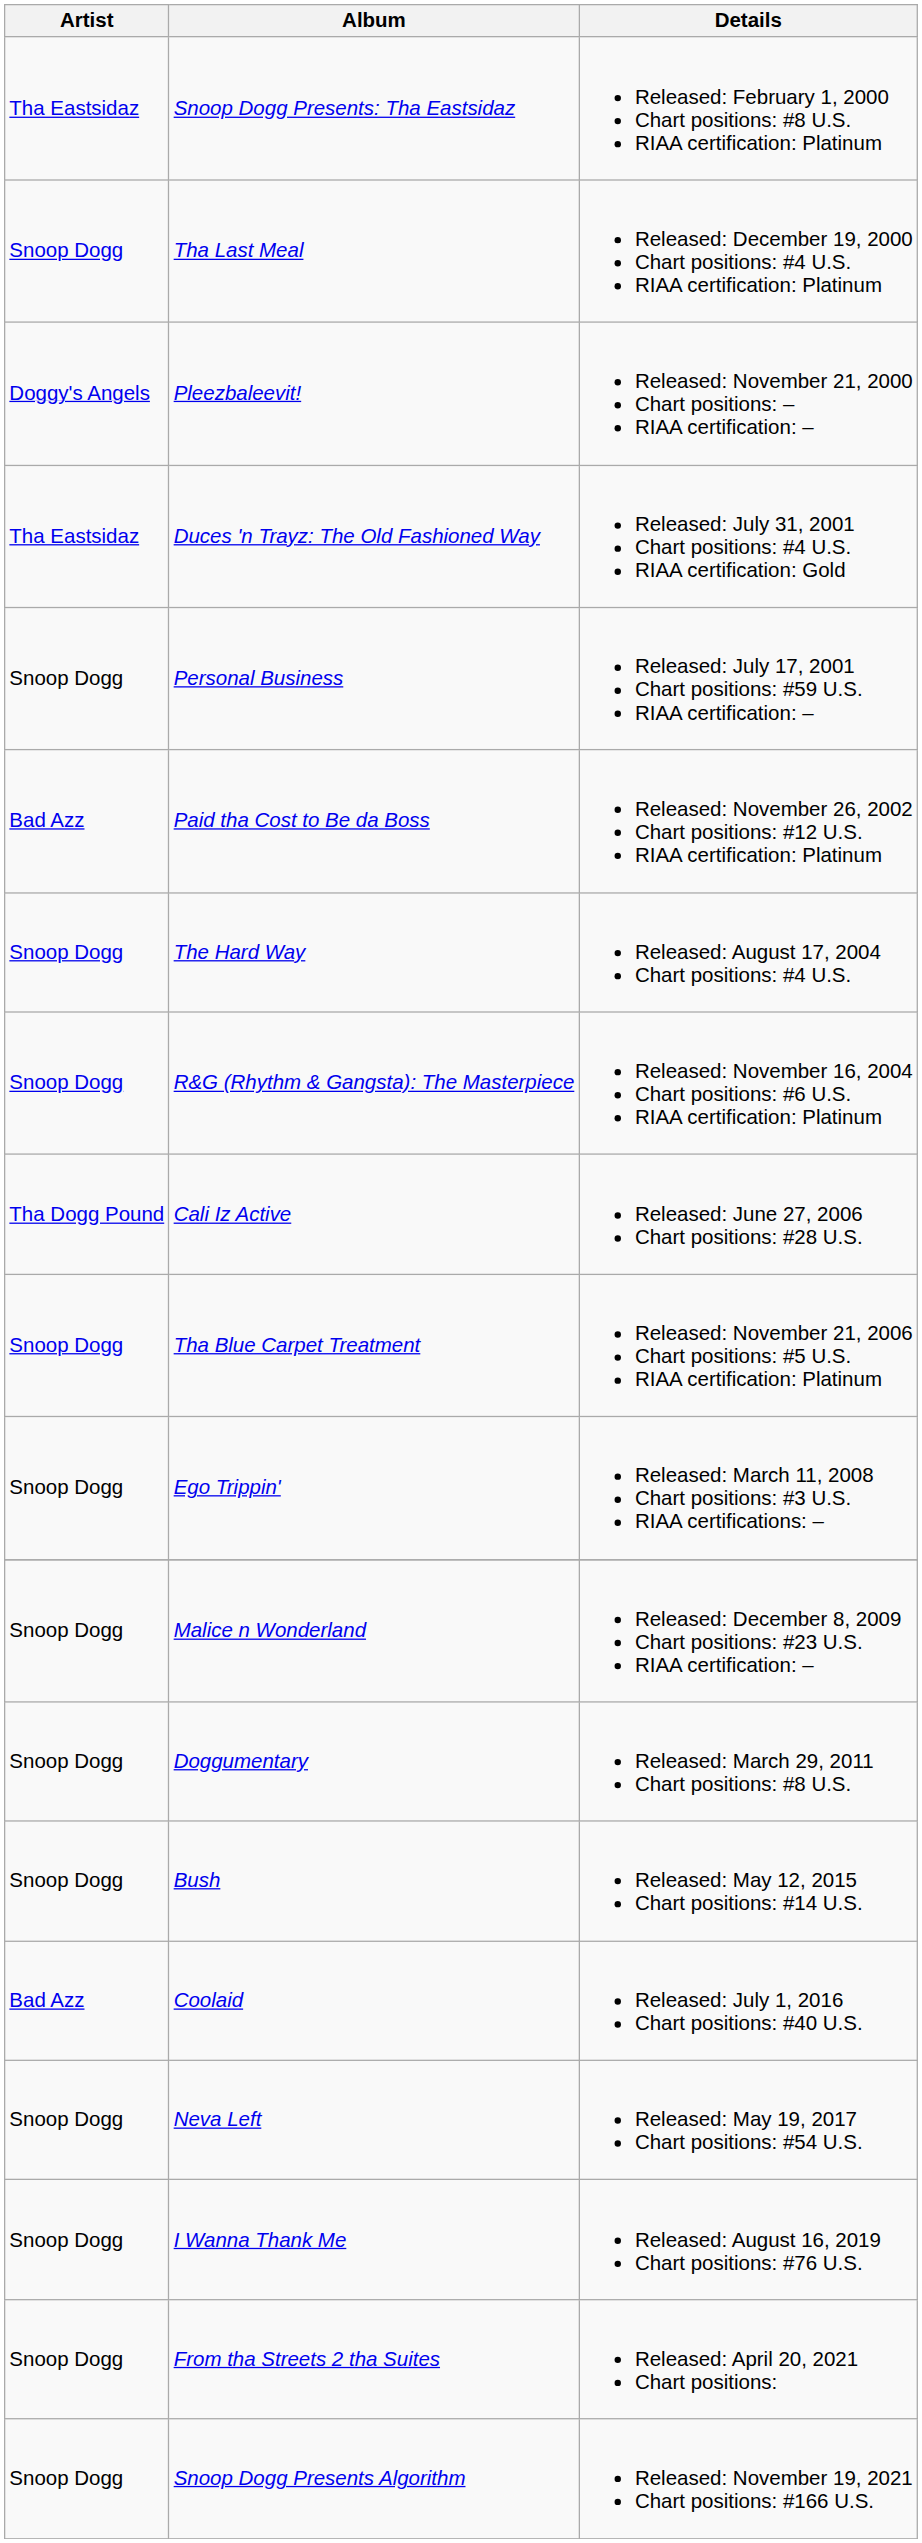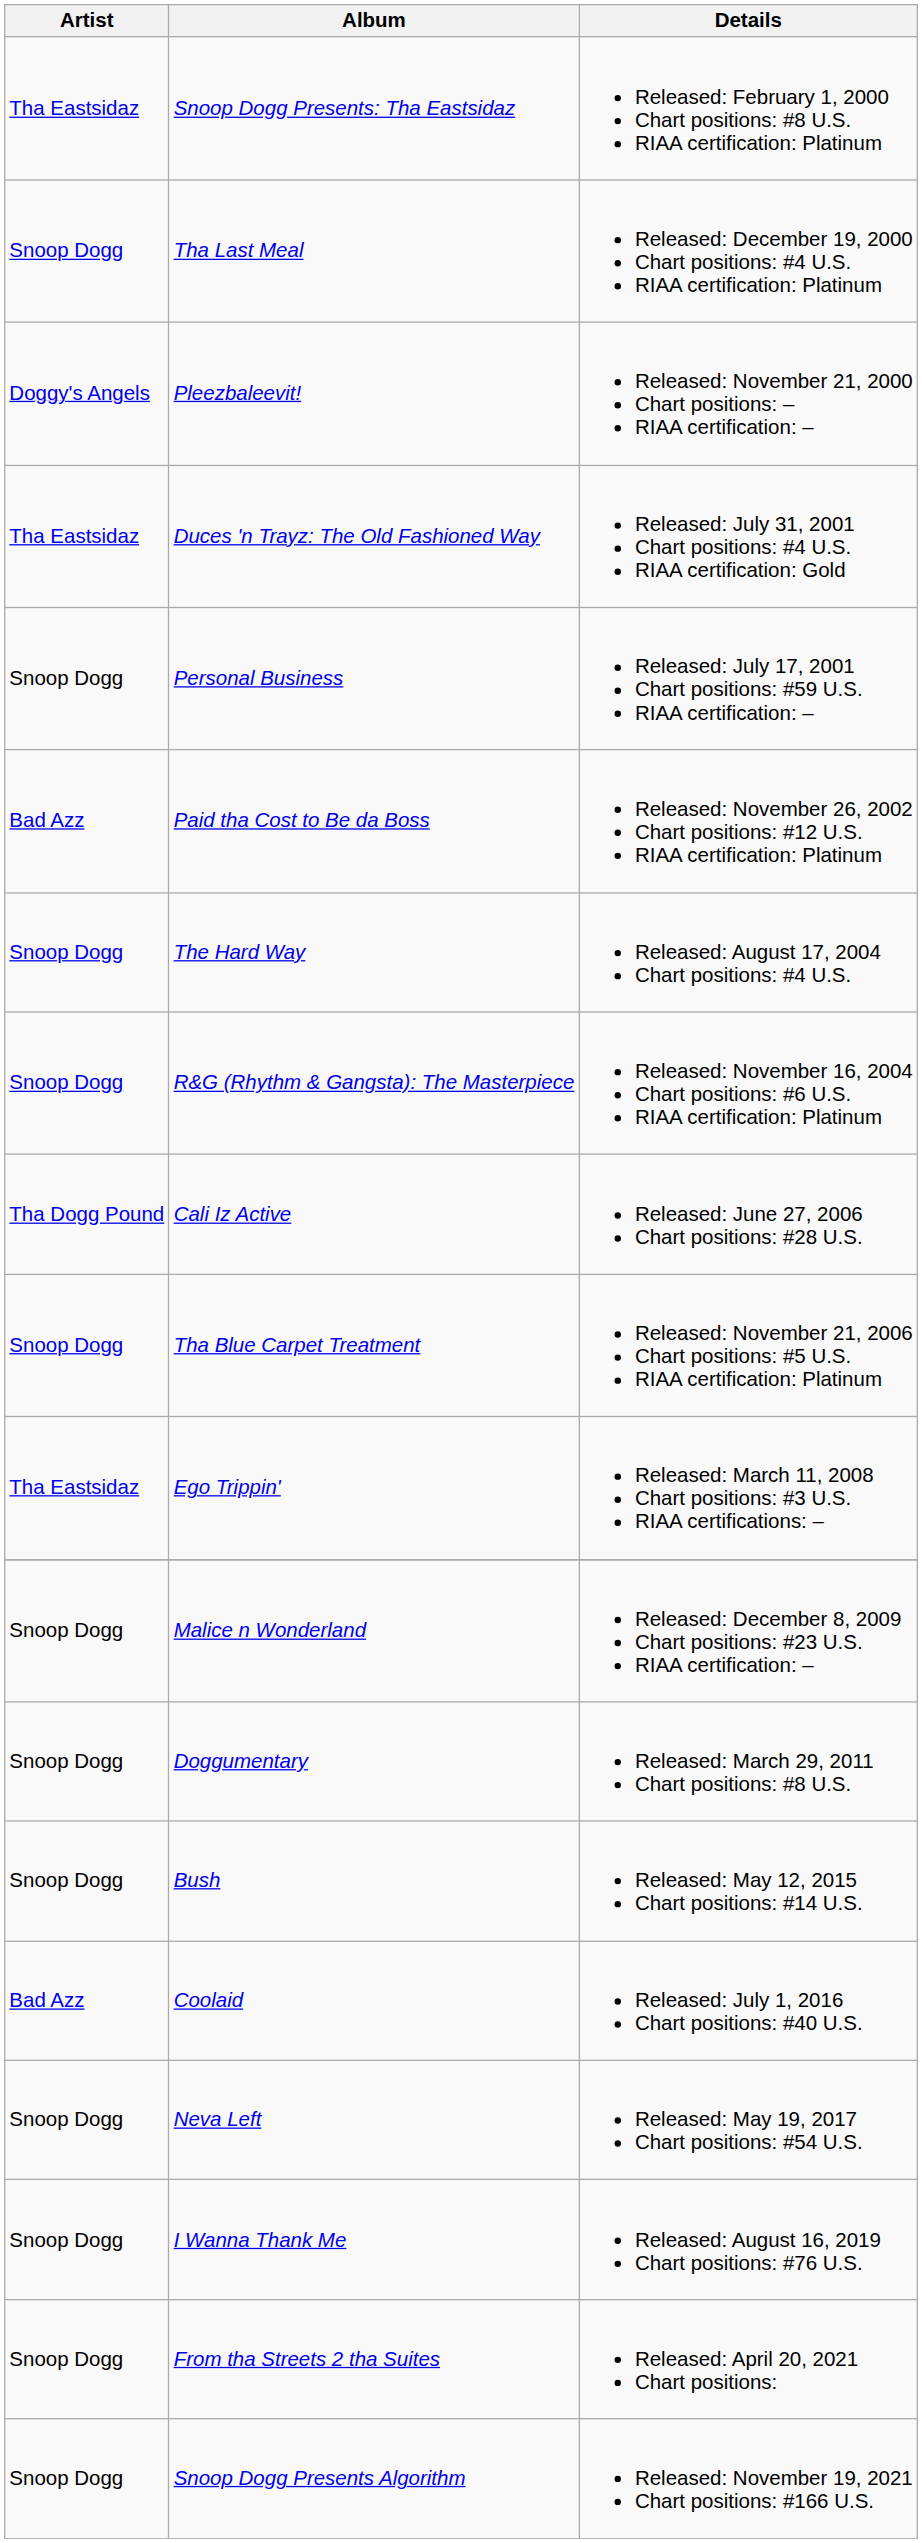(66, 1487) Snoop Dogg -> (74, 1487) Tha Eastsidaz
